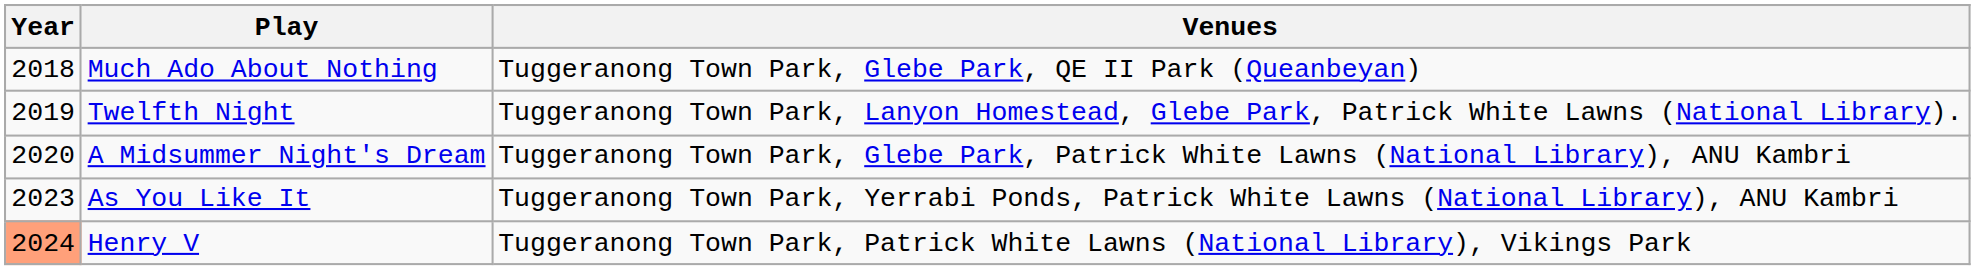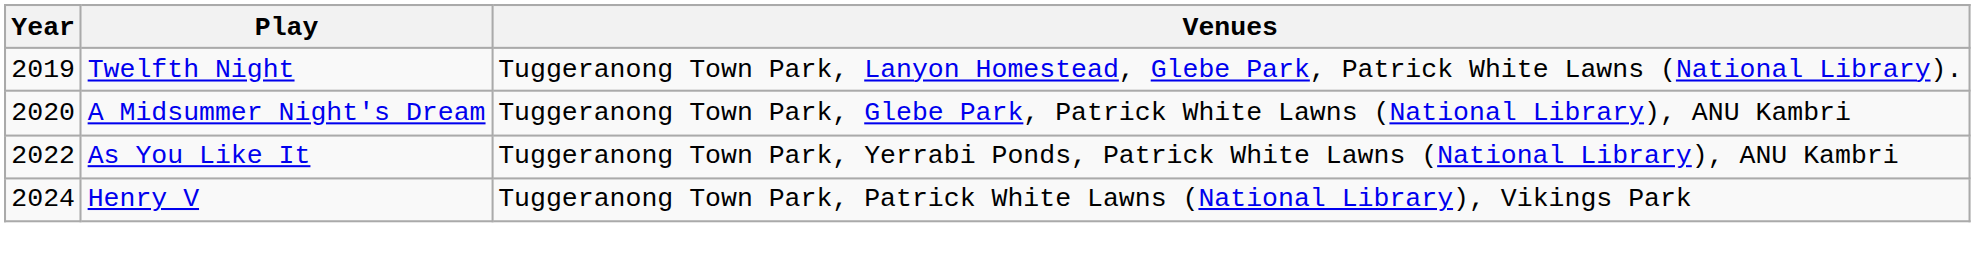- row: (263, 70)
(43, 200) 2023 -> (43, 156) 2022
(43, 243) lightsalmon background -> (43, 200) no background
